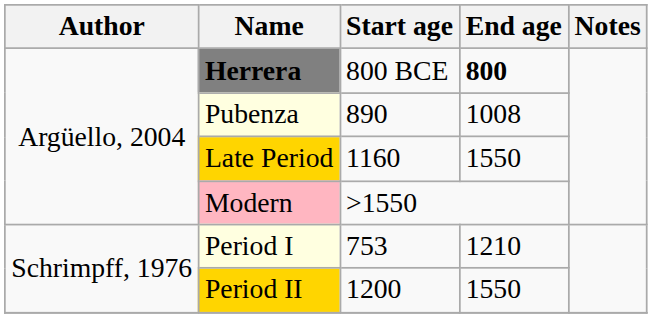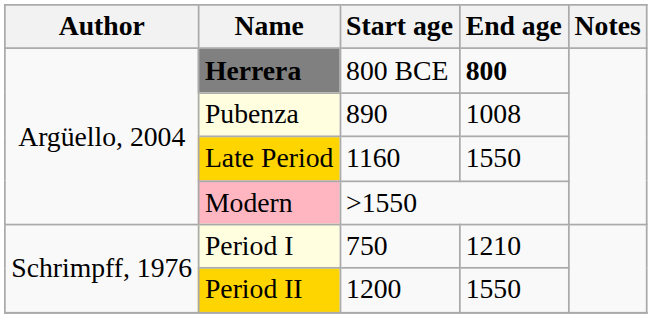(367, 245) 753 -> (367, 245) 750
